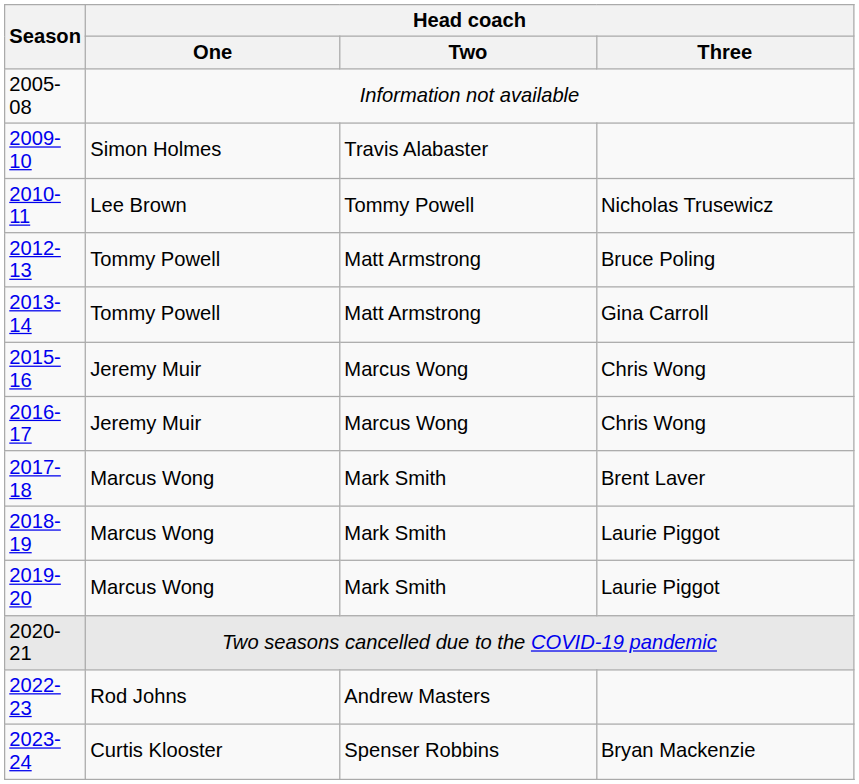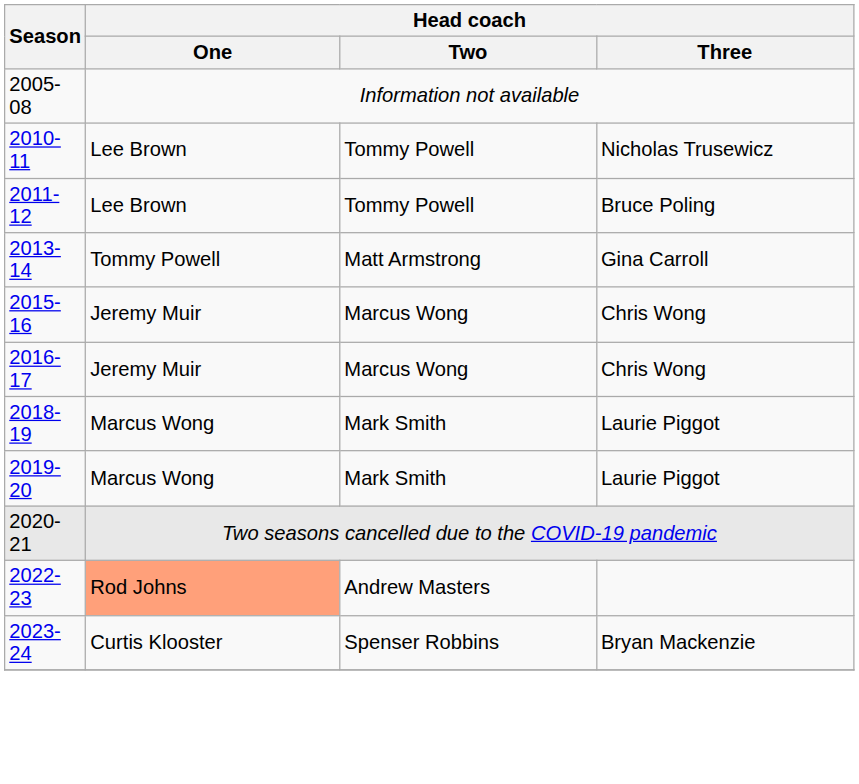- row: (35, 150)
+ row: (34, 205)
- row: (35, 259)
- row: (35, 478)
(138, 696) no background -> (138, 587) lightsalmon background
